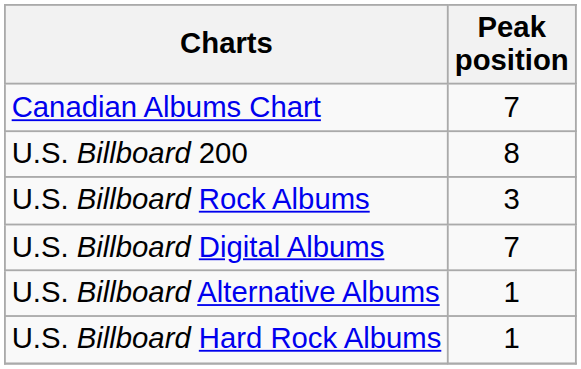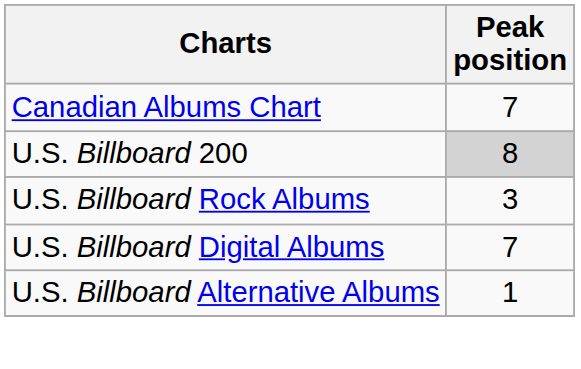(512, 153) no background -> (510, 153) lightgrey background
- row: (226, 339)
